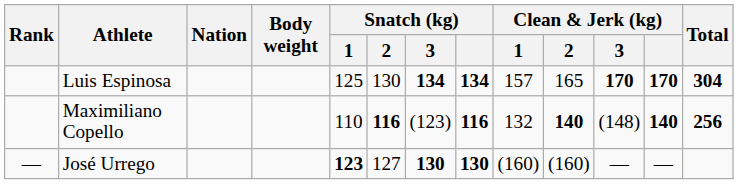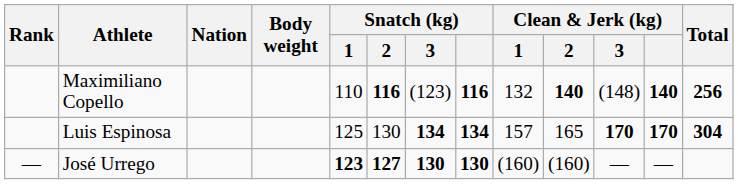rows swapped: (117, 80) <-> (112, 121)
(386, 163) normal -> (386, 163) bold
